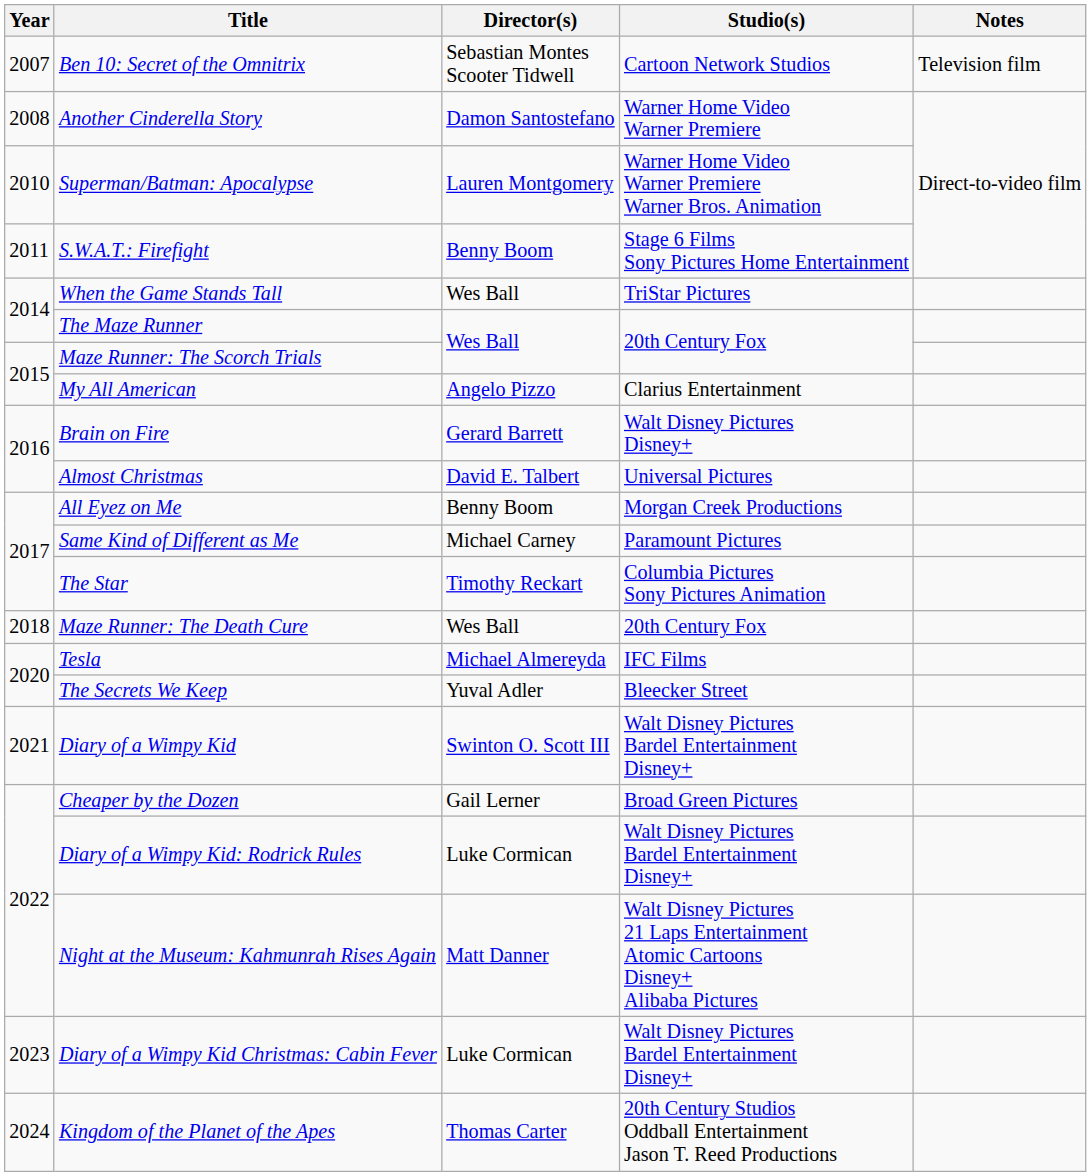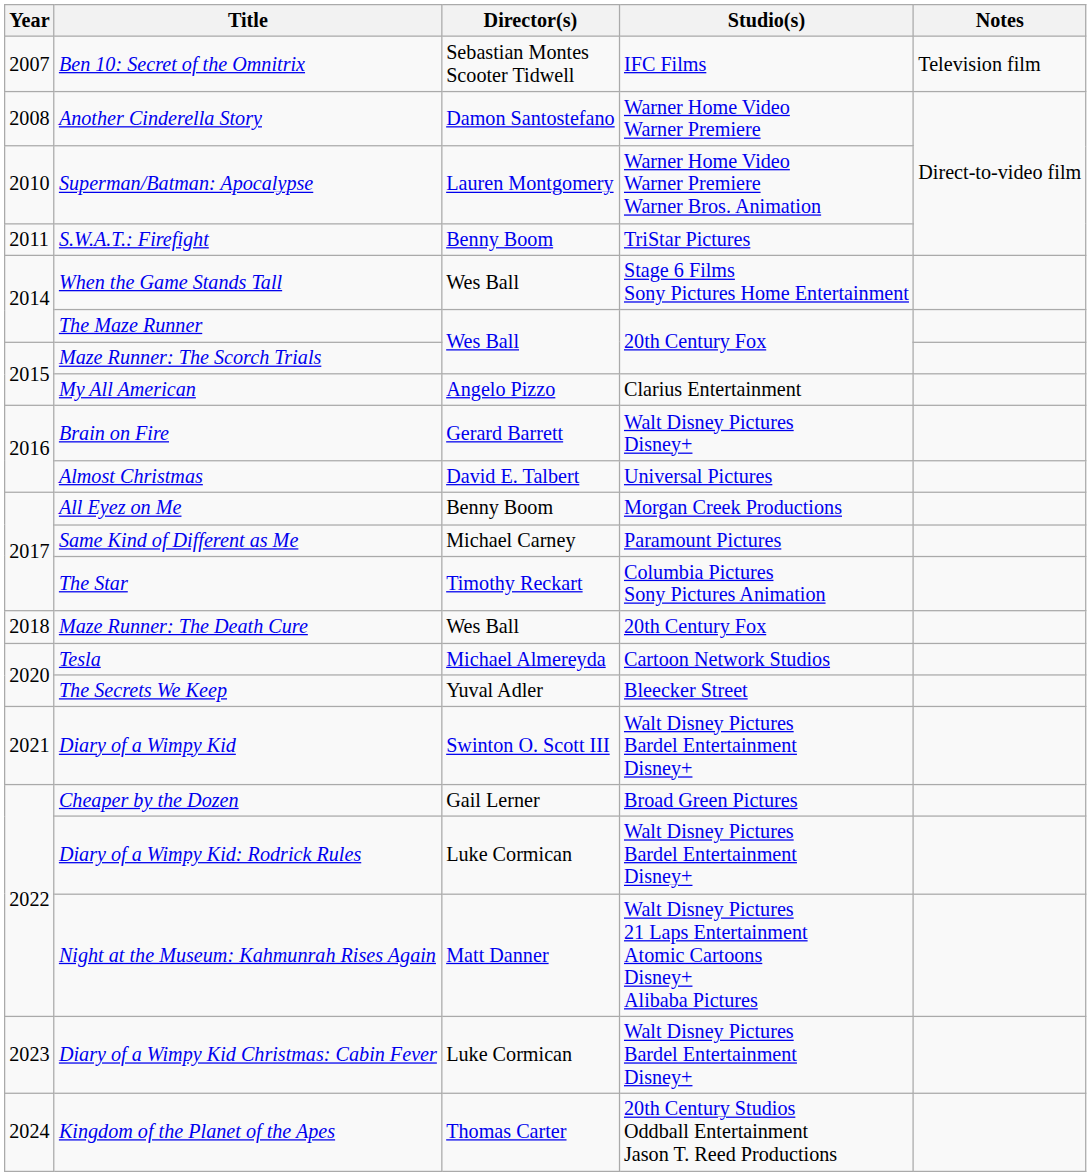(727, 63) Cartoon Network Studios -> (665, 63) IFC Films
(766, 250) Stage 6 Films Sony Pictures Home Entertainment -> (687, 239) TriStar Pictures
(687, 293) TriStar Pictures -> (766, 282) Stage 6 Films Sony Pictures Home Entertainment
(665, 658) IFC Films -> (727, 658) Cartoon Network Studios
